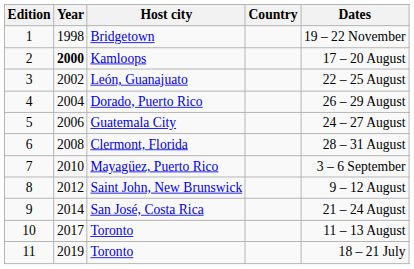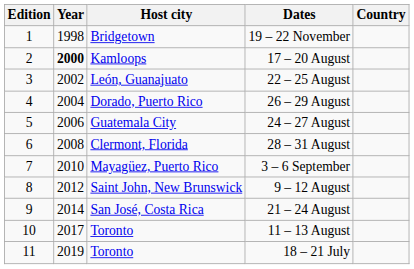columns swapped: (273, 15) <-> (355, 15)
